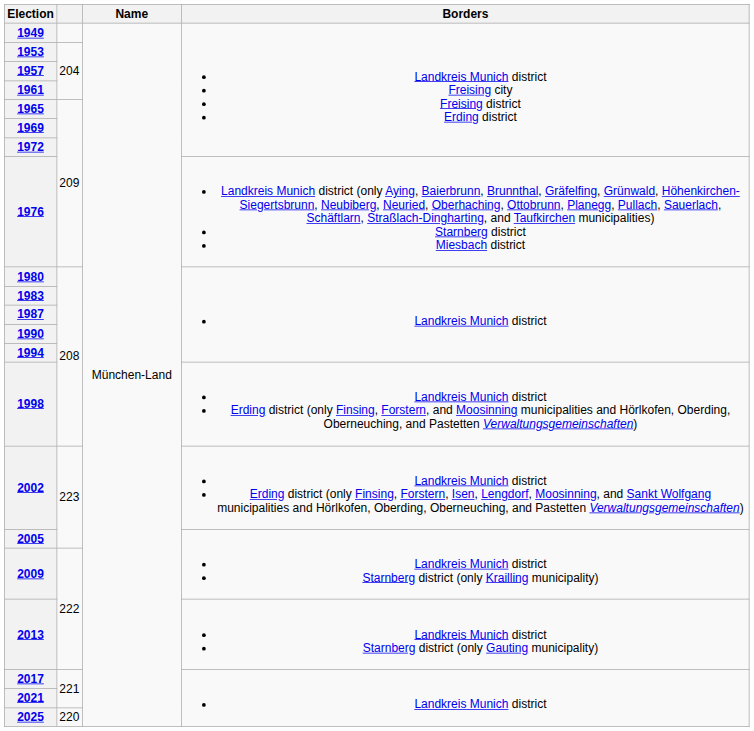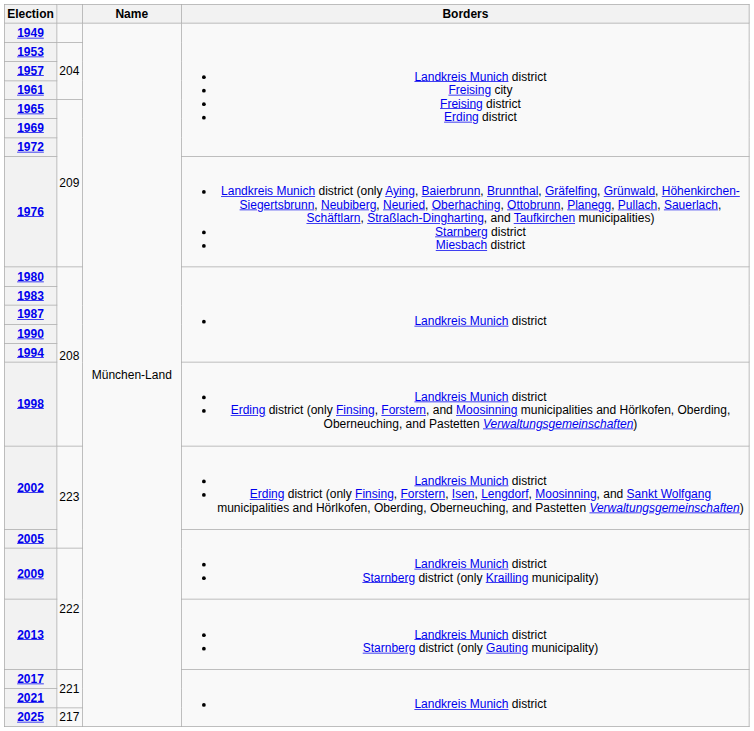(69, 717) 220 -> (69, 717) 217
